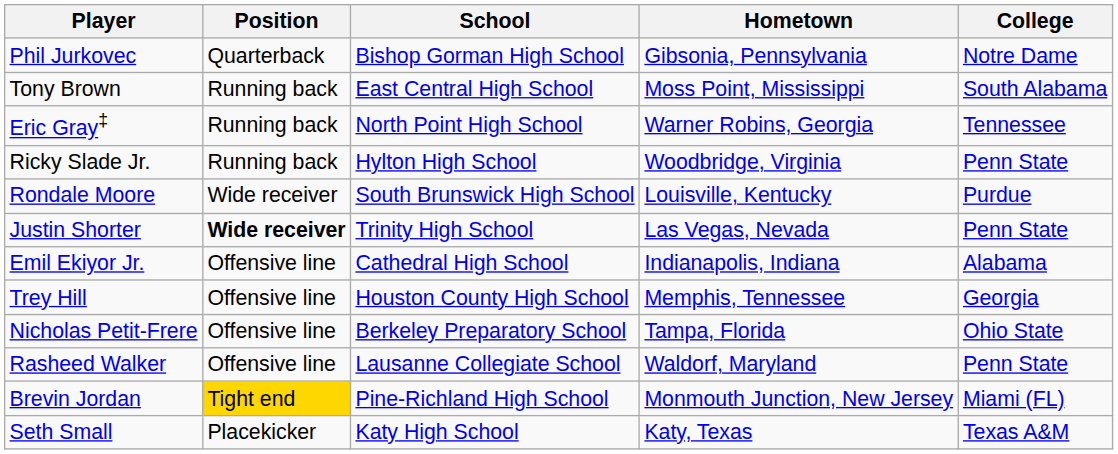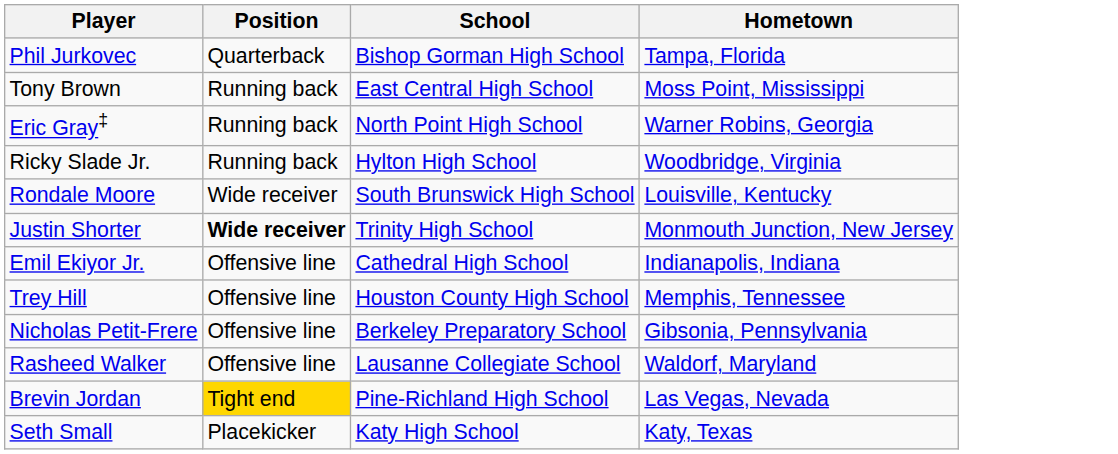- column: (1035, 21)
(756, 55) Gibsonia, Pennsylvania -> (715, 55) Tampa, Florida
(737, 229) Las Vegas, Nevada -> (799, 229) Monmouth Junction, New Jersey
(715, 330) Tampa, Florida -> (756, 330) Gibsonia, Pennsylvania
(799, 398) Monmouth Junction, New Jersey -> (737, 398) Las Vegas, Nevada
